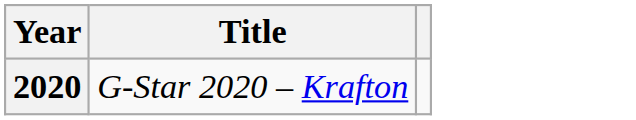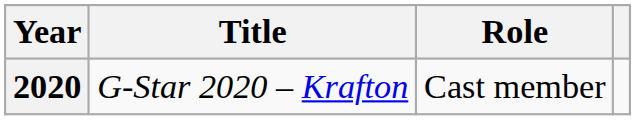+ column: (515, 31)
